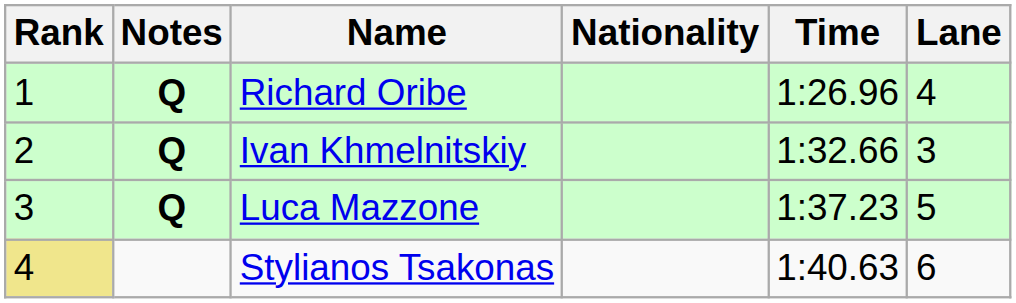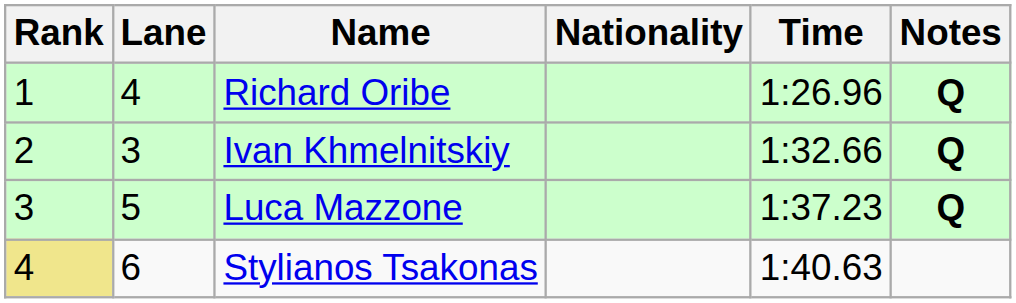columns swapped: (959, 33) <-> (172, 33)
